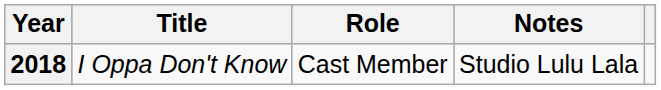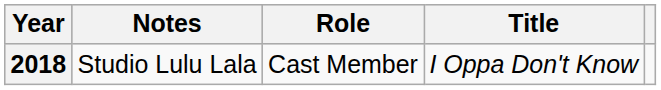columns swapped: (182, 24) <-> (549, 24)
